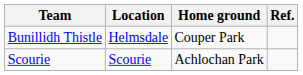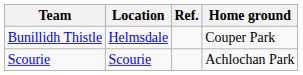columns swapped: (219, 15) <-> (282, 15)
